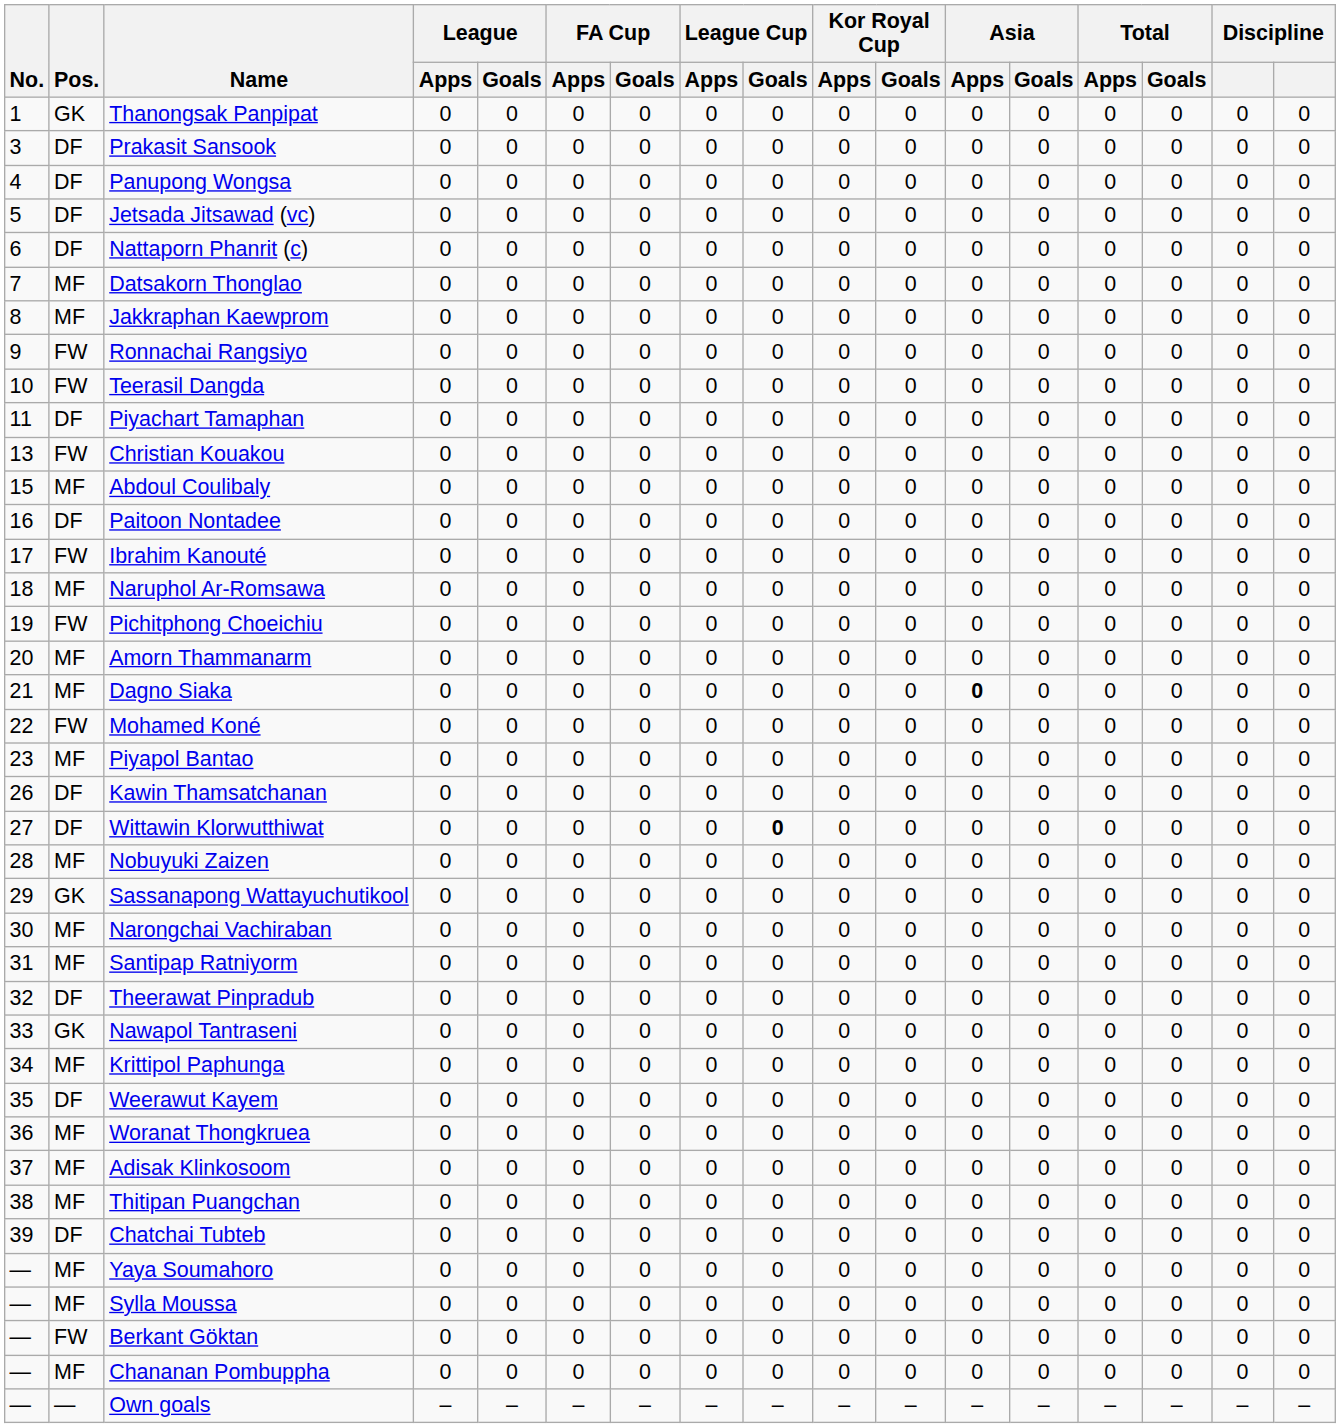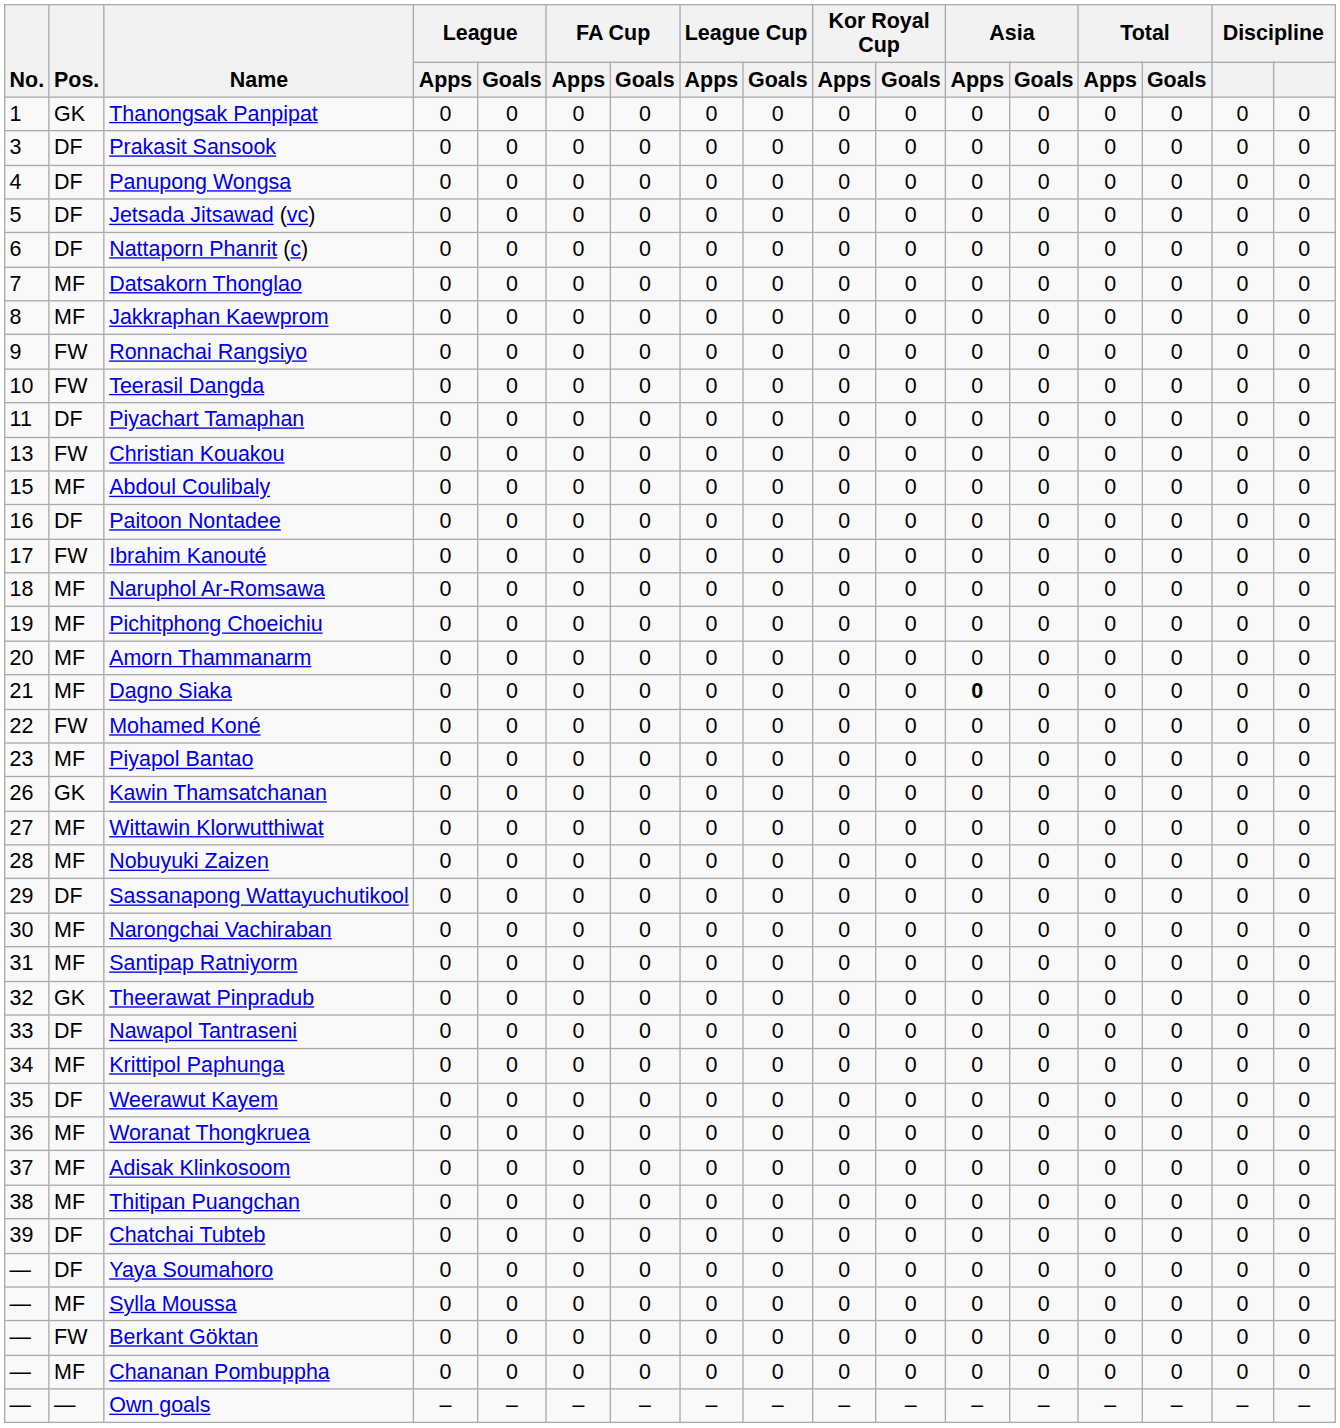(71, 623) FW -> (70, 623) MF
(68, 793) DF -> (70, 793) GK
(68, 827) DF -> (70, 827) MF
(778, 827) bold -> (778, 827) normal
(70, 895) GK -> (68, 895) DF
(68, 997) DF -> (70, 997) GK
(70, 1031) GK -> (68, 1031) DF
(70, 1269) MF -> (68, 1269) DF
